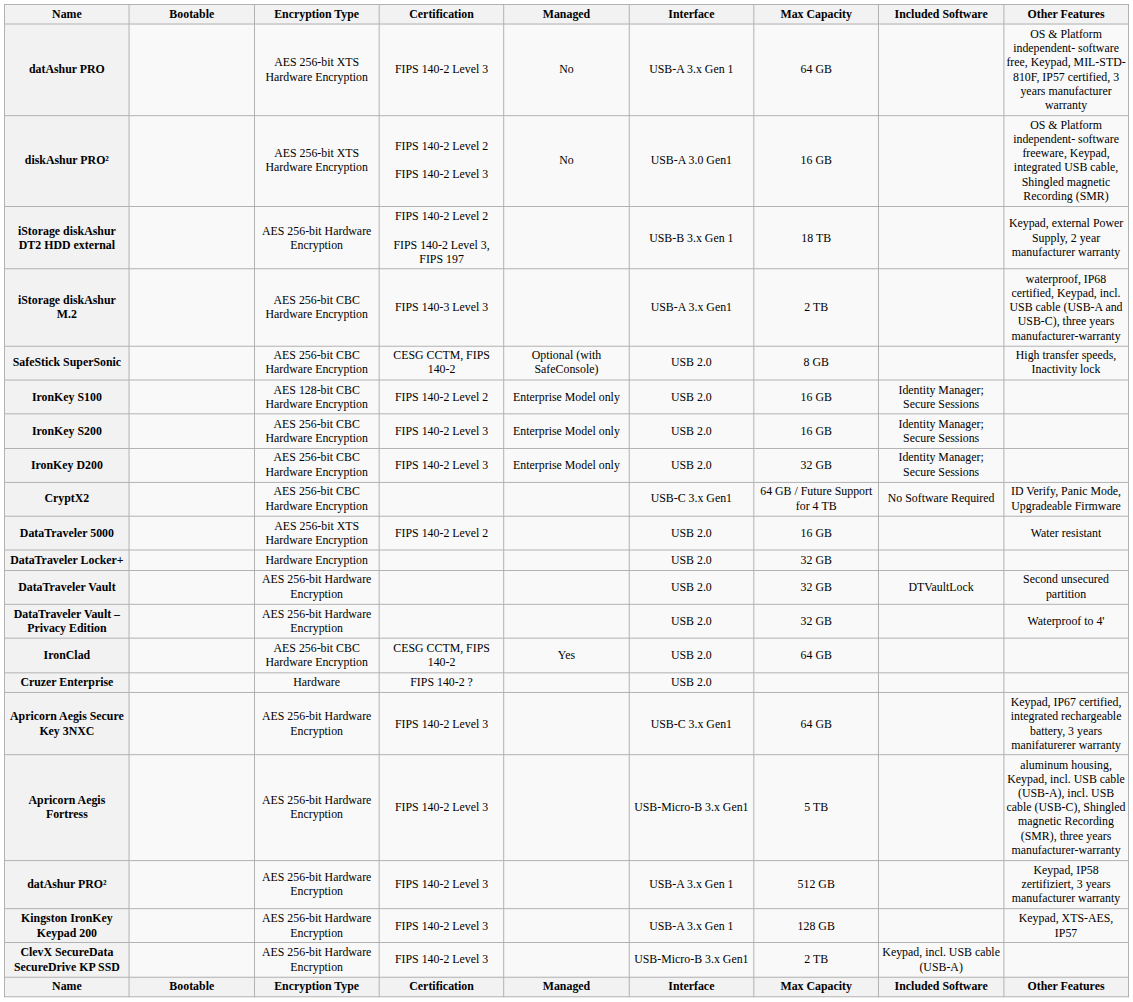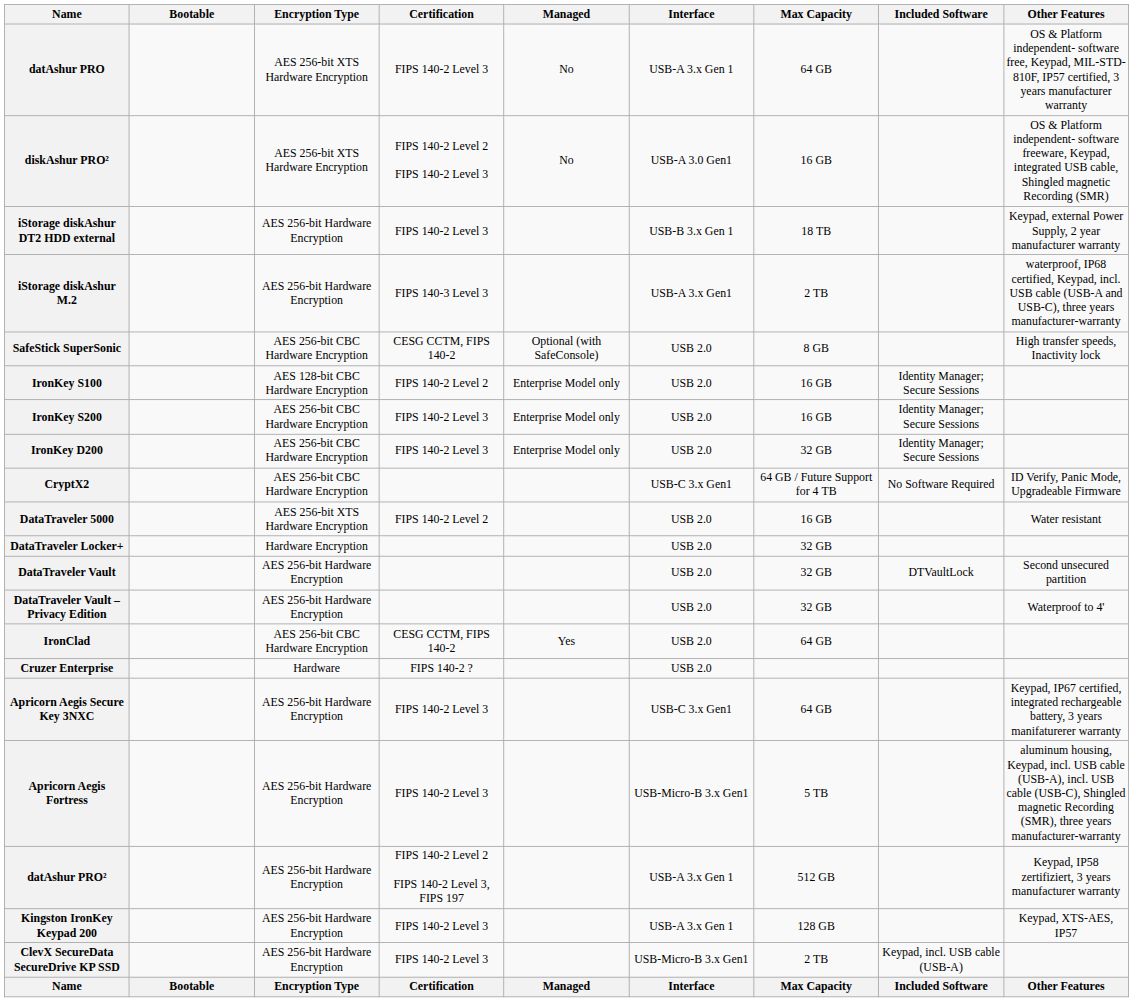(442, 238) FIPS 140-2 Level 2 FIPS 140-2 Level 3, FIPS 197 -> (442, 230) FIPS 140-2 Level 3
(317, 307) AES 256-bit CBC Hardware Encryption -> (317, 293) AES 256-bit Hardware Encryption
(442, 884) FIPS 140-2 Level 3 -> (442, 877) FIPS 140-2 Level 2 FIPS 140-2 Level 3, FIPS 197
